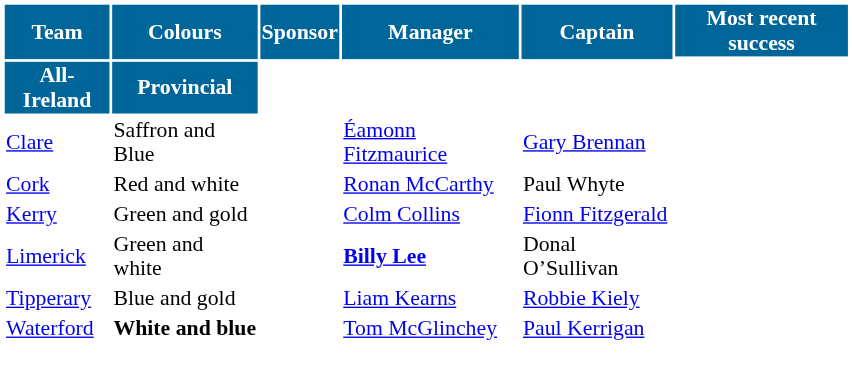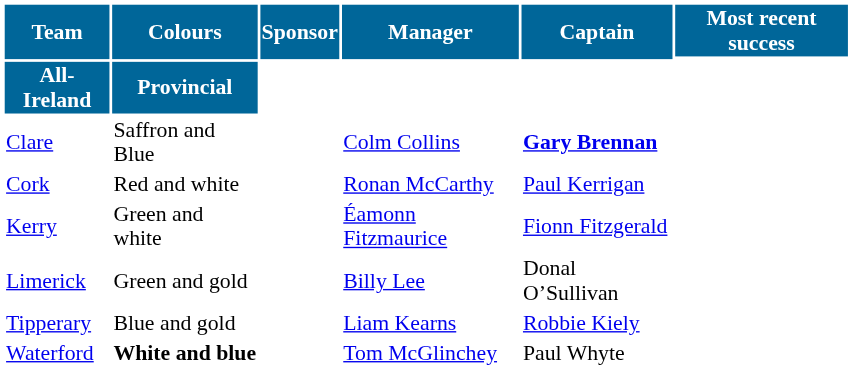(395, 141) Éamonn Fitzmaurice -> (402, 141) Colm Collins
(584, 141) normal -> (590, 141) bold
(574, 184) Paul Whyte -> (584, 184) Paul Kerrigan
(181, 213) Green and gold -> (158, 226) Green and white
(402, 213) Colm Collins -> (395, 226) Éamonn Fitzmaurice
(158, 256) Green and white -> (181, 280) Green and gold
(385, 256) bold -> (384, 280) normal
(584, 328) Paul Kerrigan -> (574, 352) Paul Whyte
